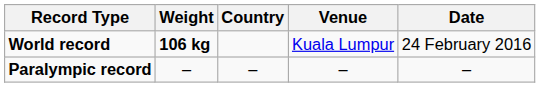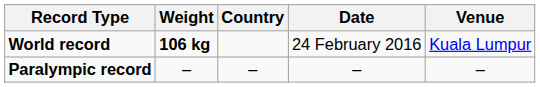columns swapped: (343, 18) <-> (467, 18)
